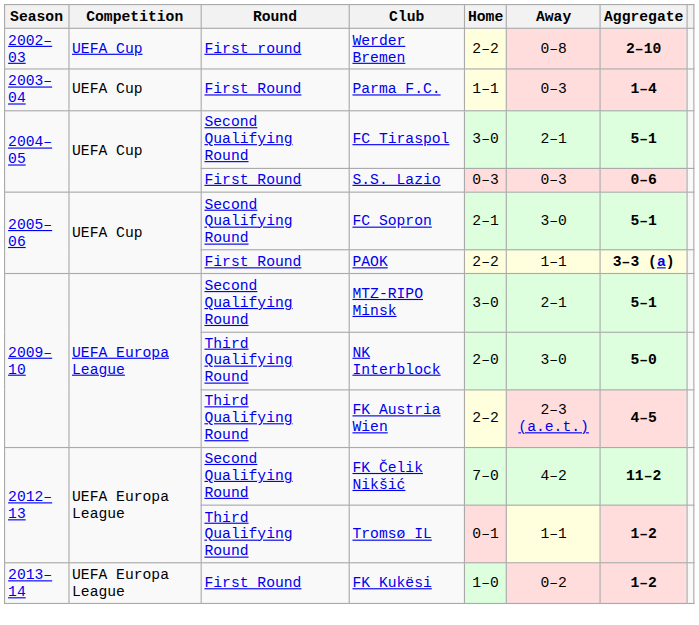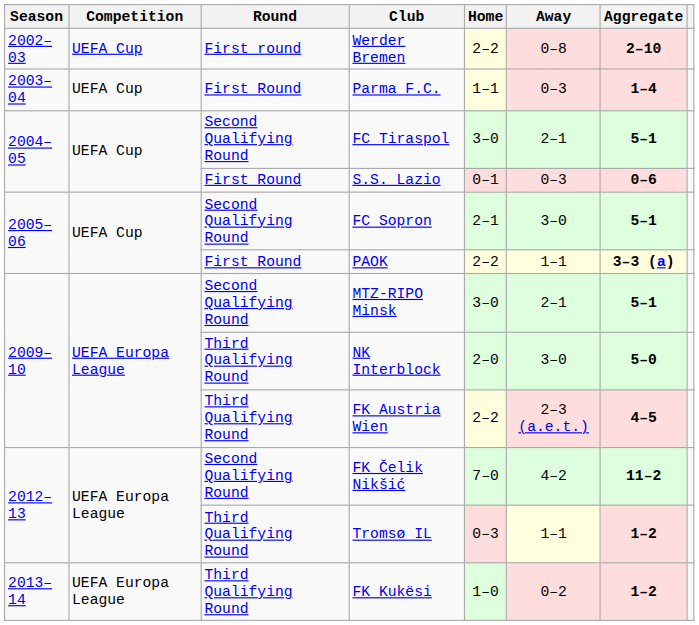(486, 180) 0–3 -> (486, 180) 0–1
(486, 534) 0–1 -> (486, 534) 0–3
(253, 584) First Round -> (249, 592) Third Qualifying Round
